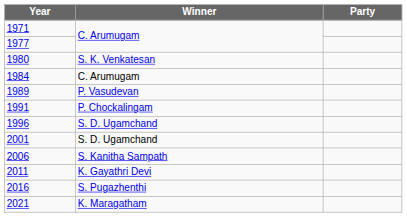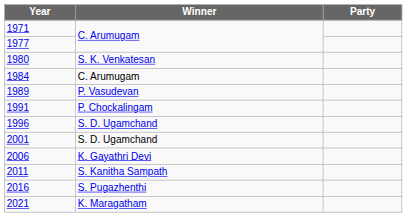(123, 156) S. Kanitha Sampath -> (114, 156) K. Gayathri Devi
(114, 172) K. Gayathri Devi -> (123, 172) S. Kanitha Sampath
